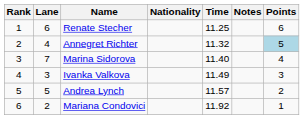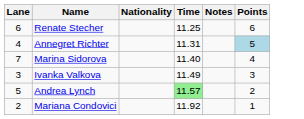- column: (19, 12)
(217, 43) 11.32 -> (188, 43) 11.31
(217, 91) no background -> (188, 91) lightgreen background
